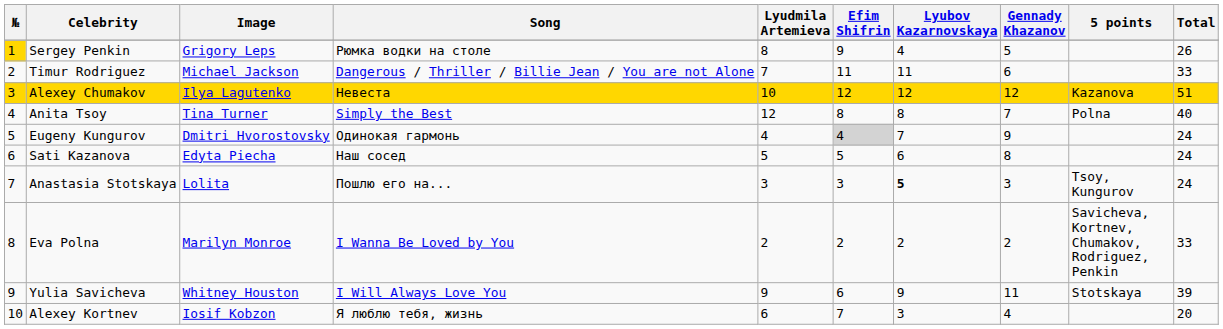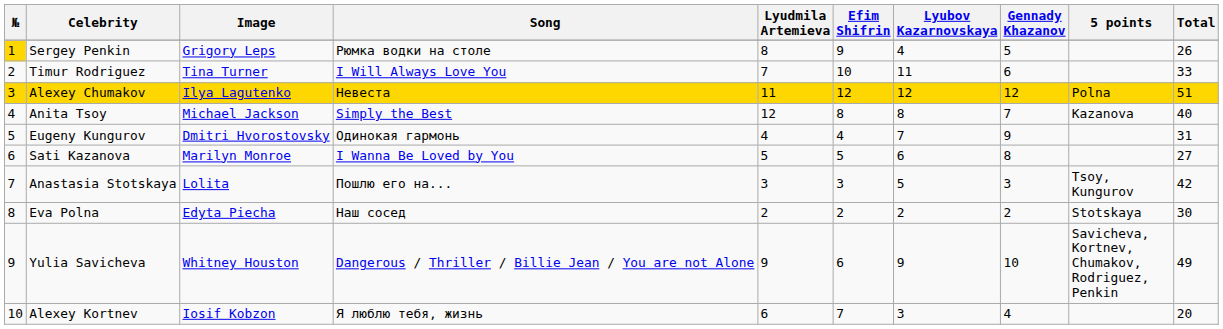(241, 72) Michael Jackson -> (225, 72) Tina Turner
(545, 72) Dangerous / Thriller / Billie Jean / You are not Alone -> (421, 72) I Will Always Love You
(844, 72) 11 -> (844, 72) 10
(768, 93) 10 -> (768, 93) 11
(1103, 93) Kazanova -> (1091, 93) Polna
(225, 114) Tina Turner -> (241, 114) Michael Jackson
(1091, 114) Polna -> (1103, 114) Kazanova
(840, 135) lightgrey background -> (840, 135) no background
(1185, 135) 24 -> (1185, 135) 31
(229, 156) Edyta Piecha -> (237, 156) Marilyn Monroe
(371, 156) Наш сосед -> (425, 156) I Wanna Be Loved by You
(1185, 156) 24 -> (1185, 156) 27
(901, 184) bold -> (901, 184) normal
(1185, 184) 24 -> (1185, 184) 42
(237, 242) Marilyn Monroe -> (229, 212) Edyta Piecha
(425, 242) I Wanna Be Loved by You -> (371, 212) Наш сосед
(1110, 242) Savicheva, Kortnev, Chumakov, Rodriguez, Penkin -> (1107, 212) Stotskaya
(1185, 242) 33 -> (1185, 212) 30
(421, 293) I Will Always Love You -> (545, 263) Dangerous / Thriller / Billie Jean / You are not Alone
(1011, 293) 11 -> (1011, 263) 10
(1107, 293) Stotskaya -> (1110, 263) Savicheva, Kortnev, Chumakov, Rodriguez, Penkin
(1185, 293) 39 -> (1185, 263) 49
